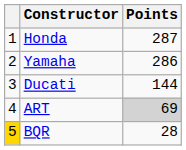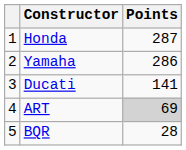(165, 87) 144 -> (165, 87) 141
(12, 133) gold background -> (12, 133) no background
